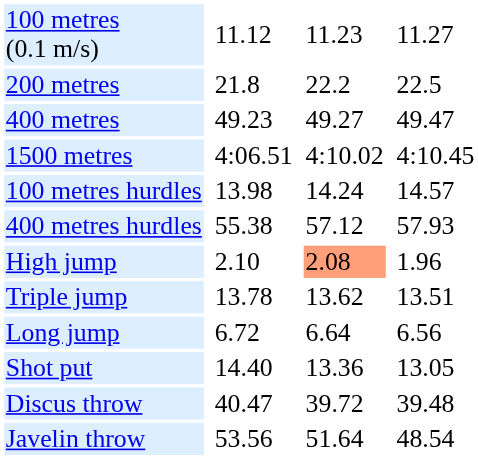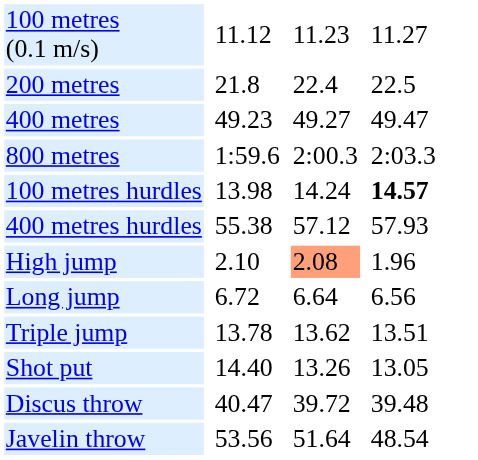(328, 84) 22.2 -> (315, 84) 22.4
+ row: (63, 155)
- row: (69, 155)
(425, 190) normal -> (400, 190) bold
rows swapped: (63, 332) <-> (67, 296)
(335, 367) 13.36 -> (322, 367) 13.26
